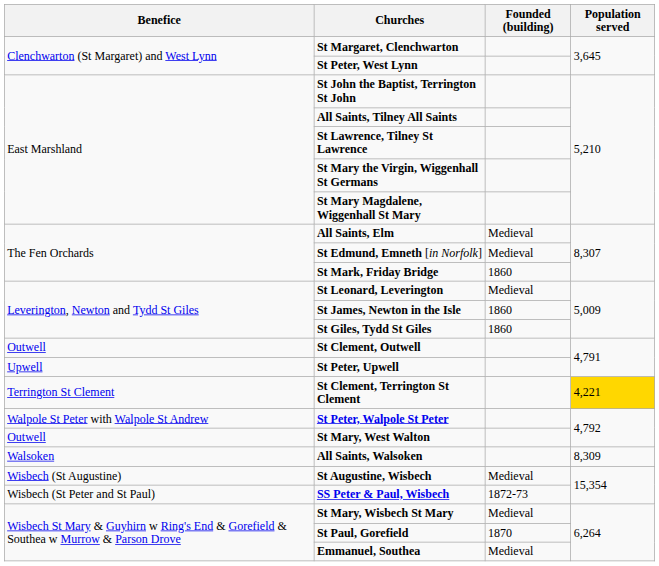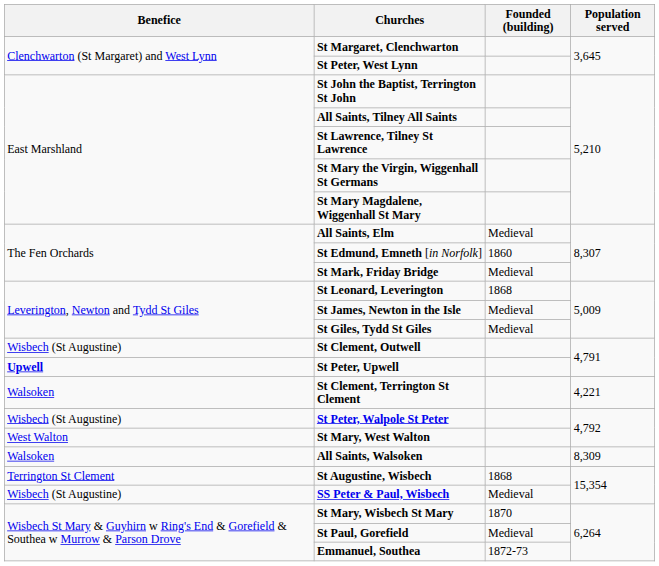(511, 252) Medieval -> (500, 252) 1860
(500, 271) 1860 -> (511, 271) Medieval
(511, 290) Medieval -> (500, 290) 1868
(500, 309) 1860 -> (511, 309) Medieval
(500, 328) 1860 -> (511, 328) Medieval
(26, 347) Outwell -> (64, 347) Wisbech (St Augustine)
(25, 366) normal -> (25, 366) bold
(61, 392) Terrington St Clement -> (31, 392) Walsoken
(587, 392) gold background -> (587, 392) no background
(108, 418) Walpole St Peter with Walpole St Andrew -> (64, 418) Wisbech (St Augustine)
(26, 437) Outwell -> (38, 437) West Walton
(64, 475) Wisbech (St Augustine) -> (61, 475) Terrington St Clement
(511, 475) Medieval -> (500, 475) 1868
(81, 494) Wisbech (St Peter and St Paul) -> (64, 494) Wisbech (St Augustine)
(508, 494) 1872-73 -> (511, 494) Medieval
(511, 513) Medieval -> (500, 513) 1870
(500, 532) 1870 -> (511, 532) Medieval
(511, 551) Medieval -> (508, 551) 1872-73
